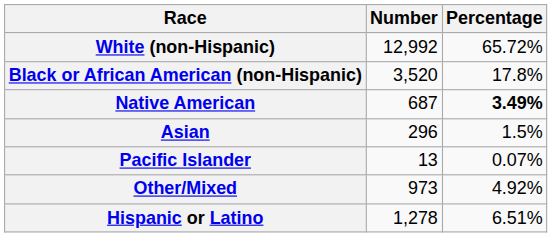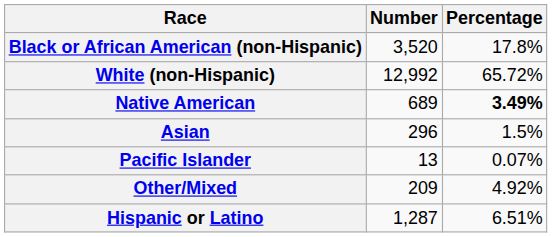rows swapped: (185, 47) <-> (185, 75)
(423, 103) 687 -> (423, 103) 689
(423, 189) 973 -> (423, 189) 209
(415, 217) 1,278 -> (415, 217) 1,287
